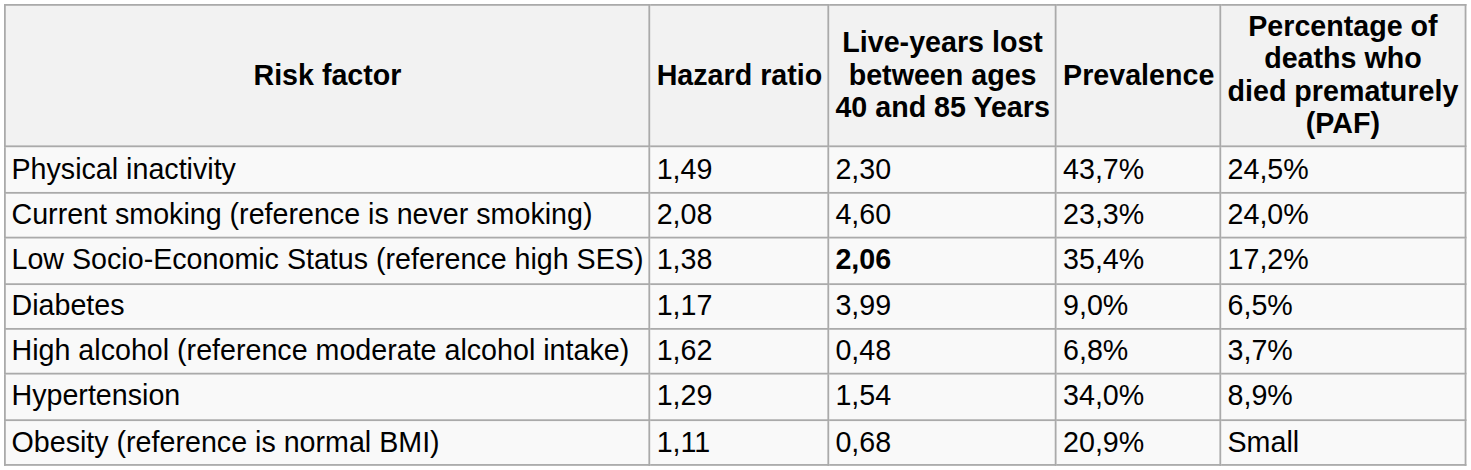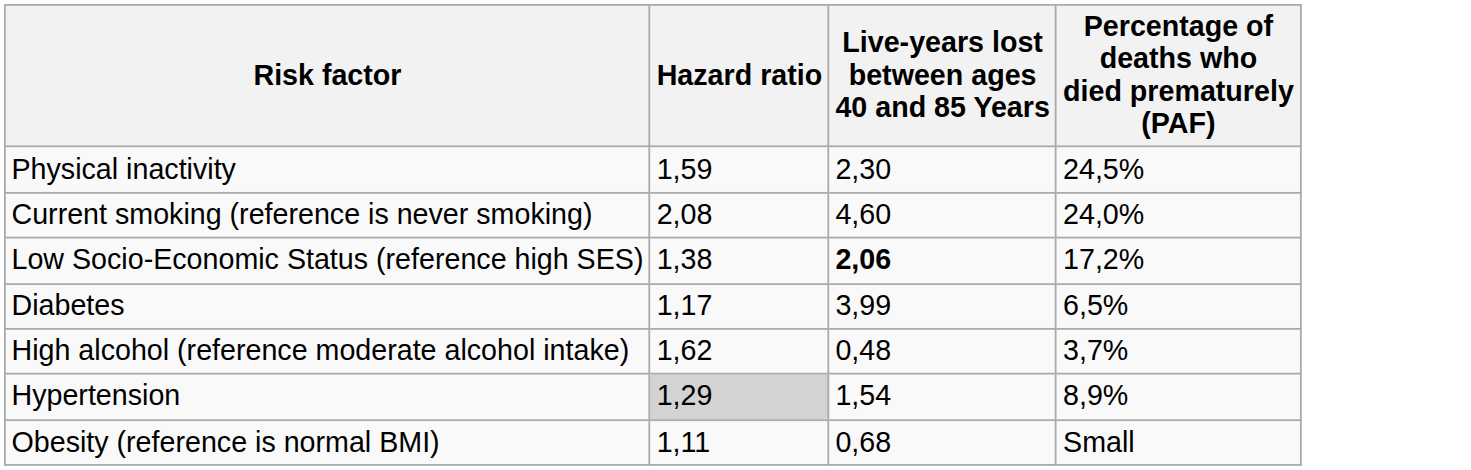- column: (1139, 75)
(685, 169) 1,49 -> (685, 169) 1,59
(685, 396) no background -> (685, 396) lightgrey background
